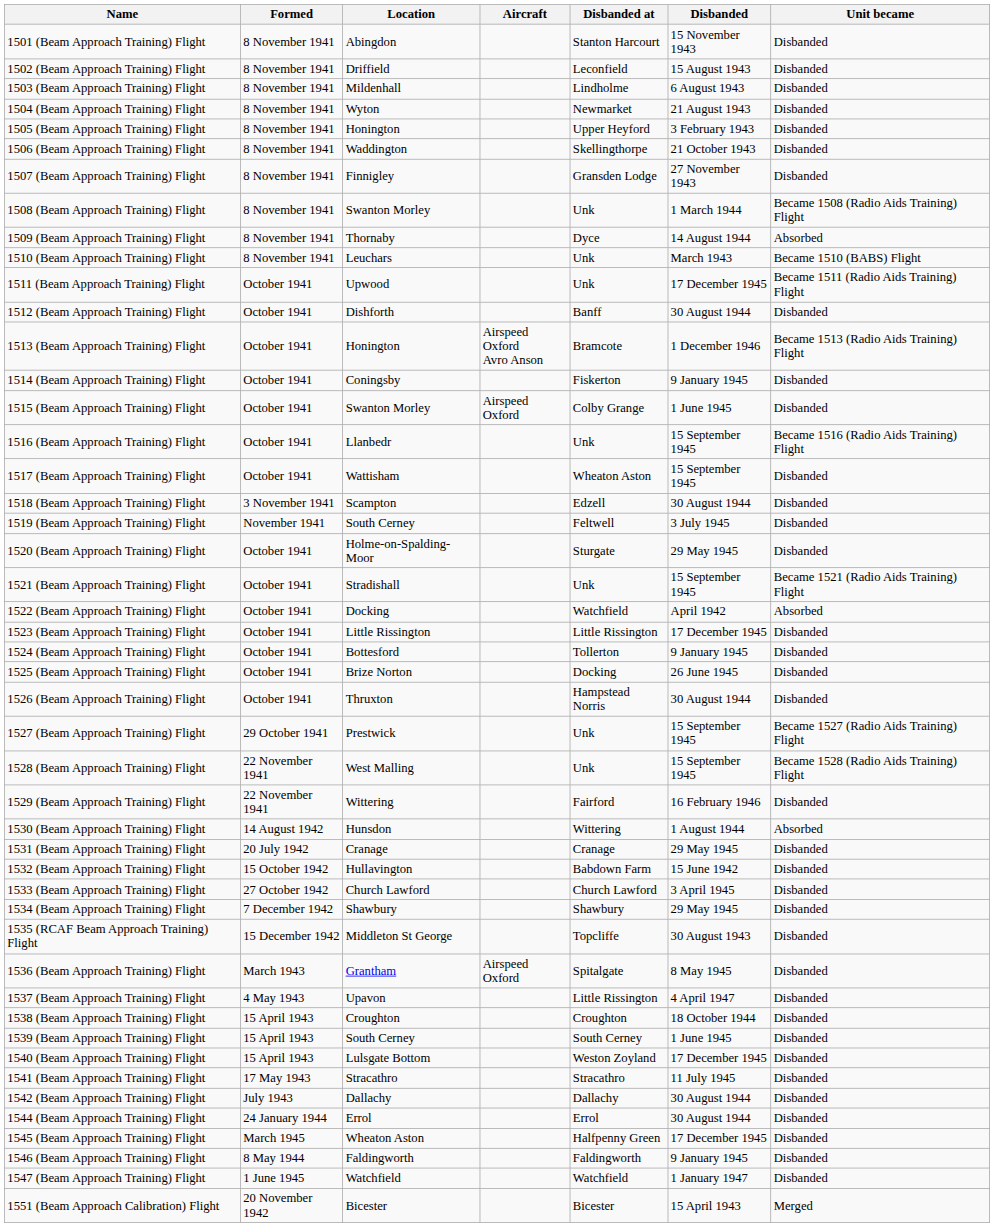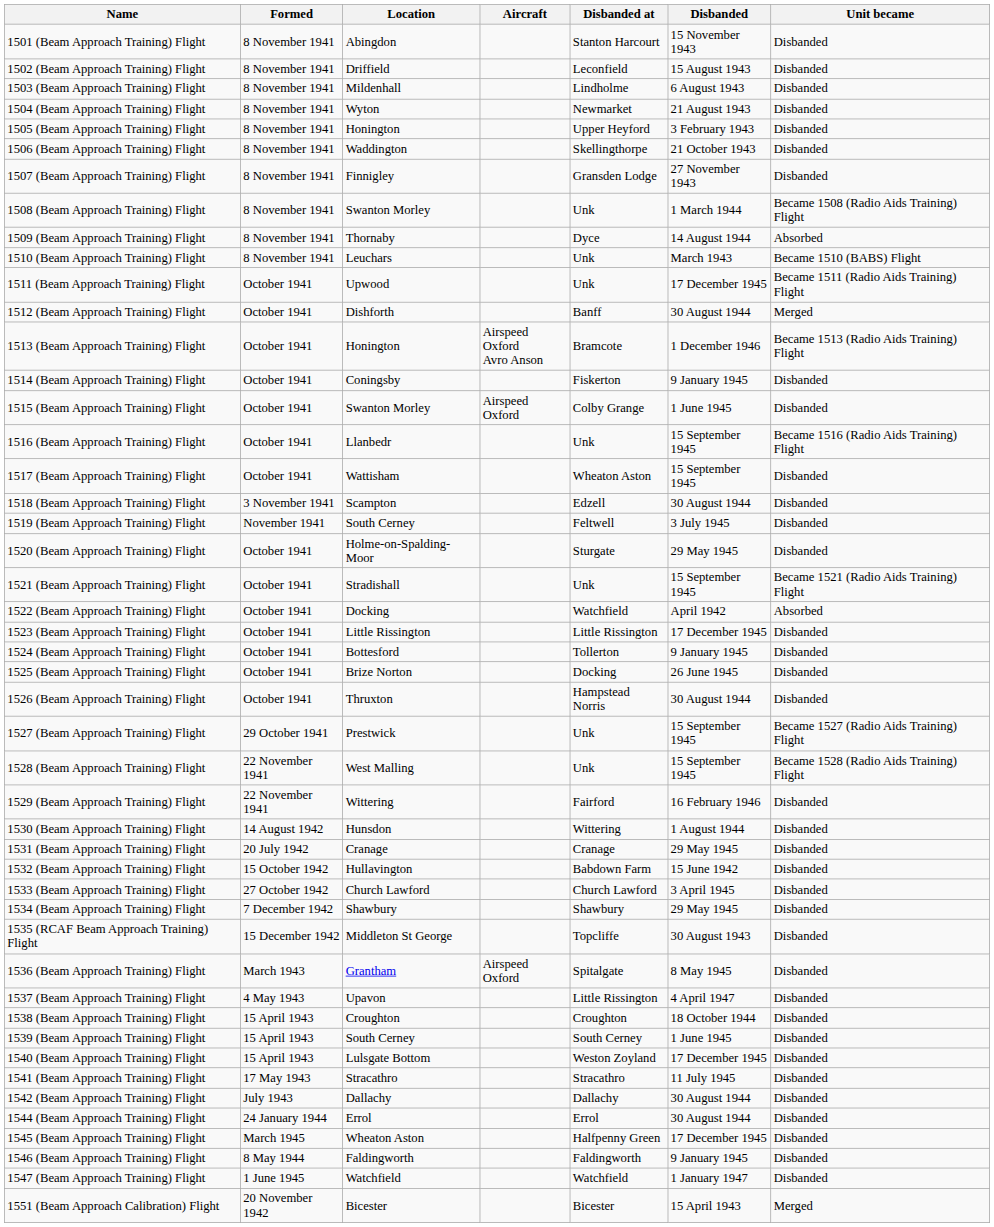(801, 311) Disbanded -> (793, 311) Merged
(798, 829) Absorbed -> (801, 829) Disbanded
